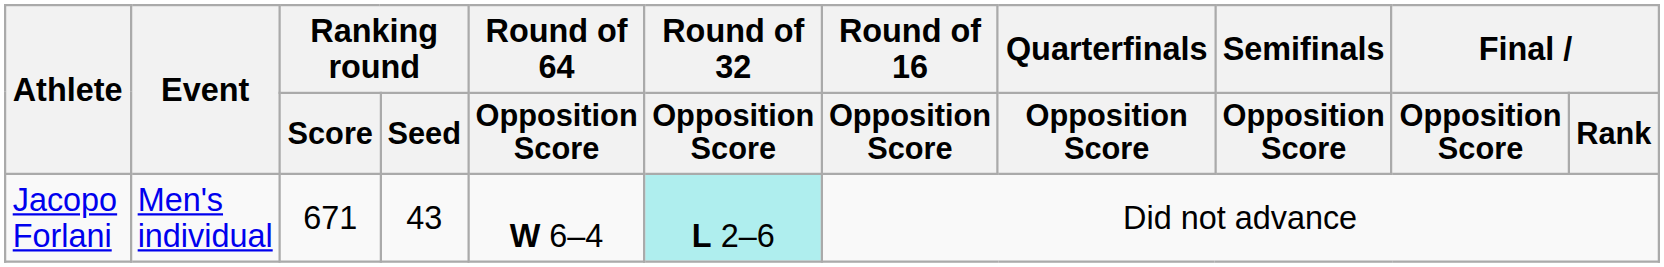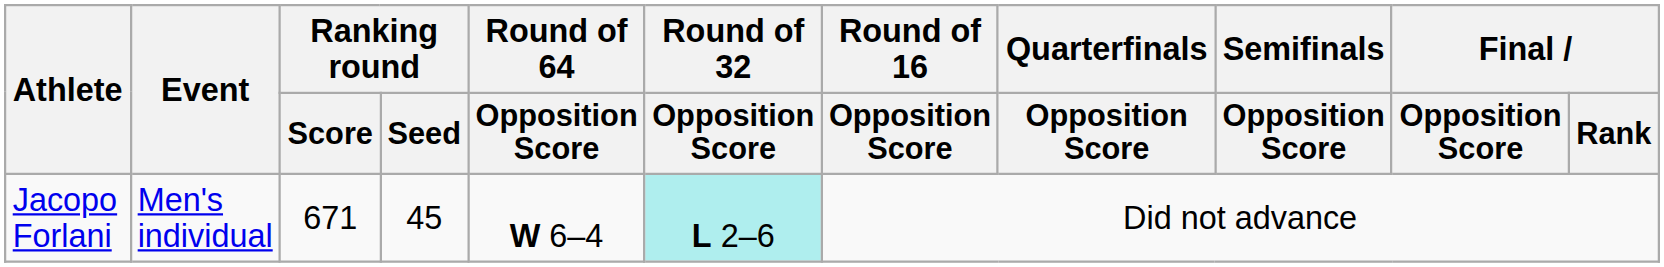(424, 218) 43 -> (424, 218) 45
